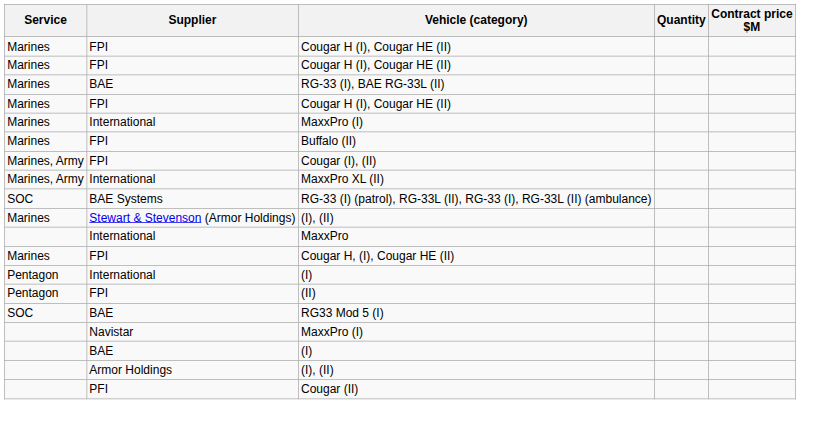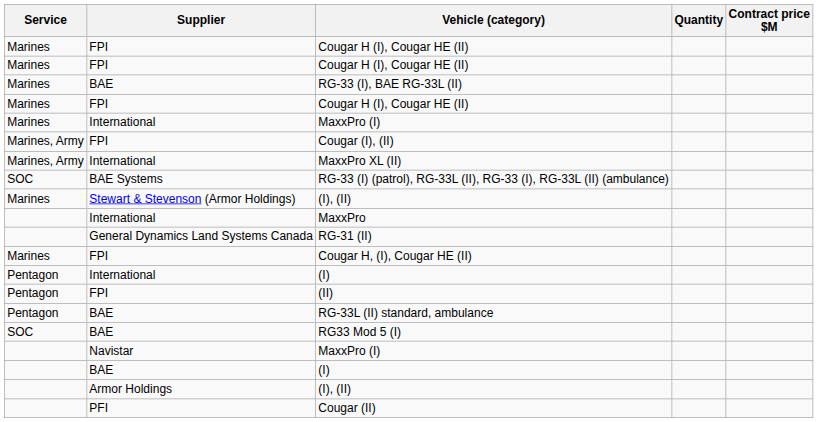- row: (99, 141)
+ row: (201, 236)
+ row: (101, 312)
